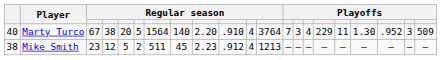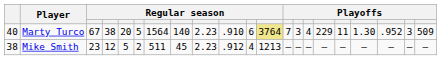(206, 32) 2.20 -> (206, 32) 2.23
(251, 32) 4 -> (251, 32) 6
(270, 32) no background -> (270, 32) khaki background
